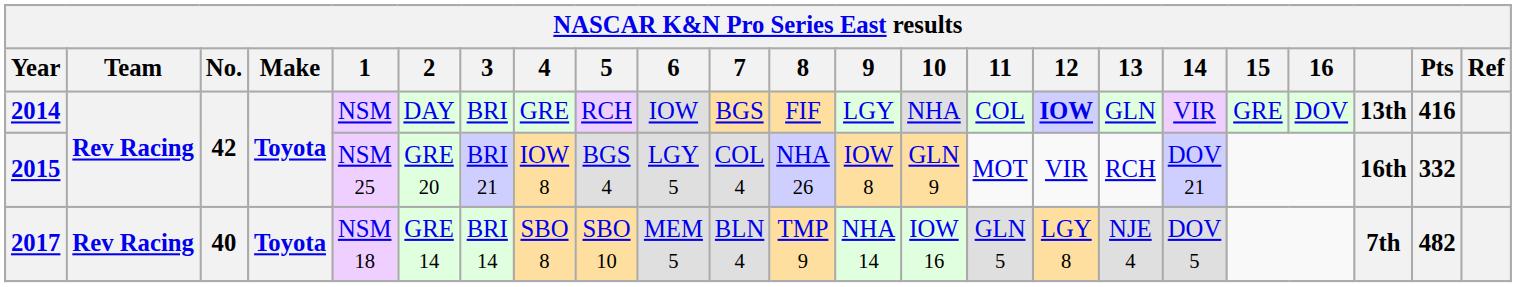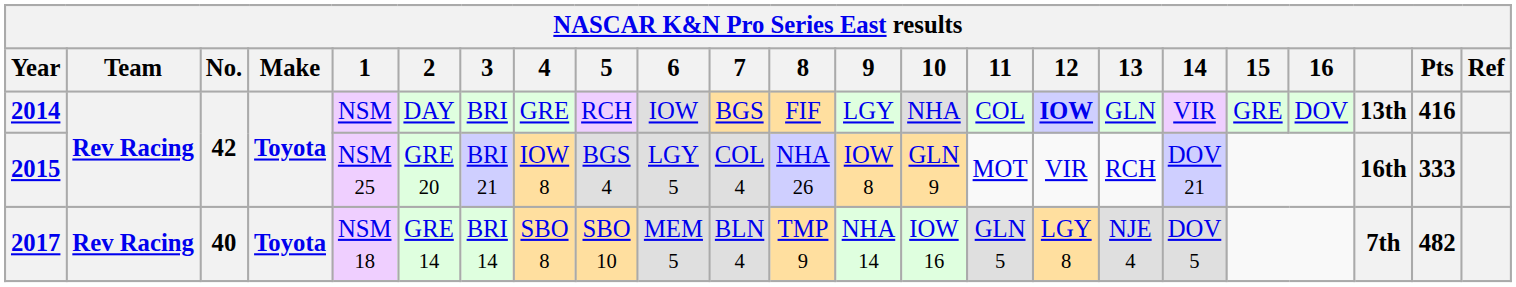(1437, 169) 332 -> (1437, 169) 333
